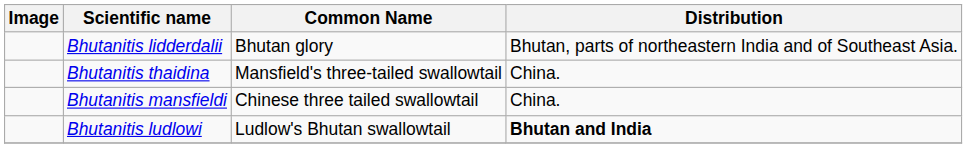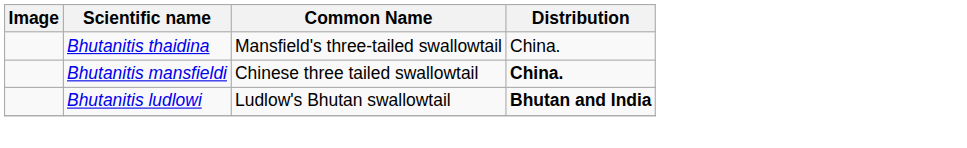- row: (145, 45)
(535, 101) normal -> (537, 73) bold
